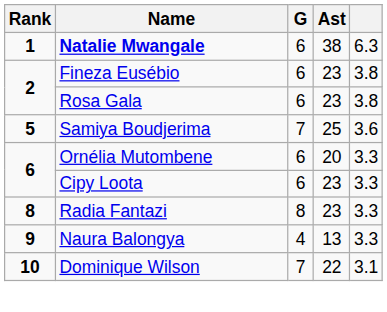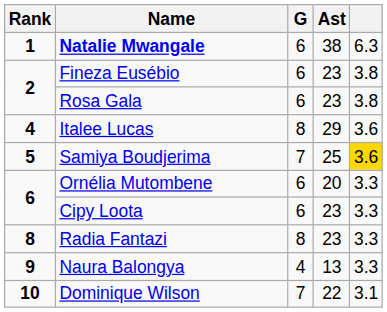+ row: (106, 129)
(366, 129) no background -> (366, 156) gold background
